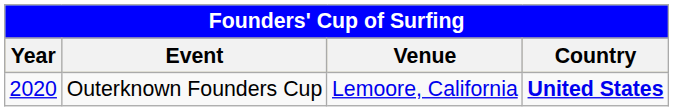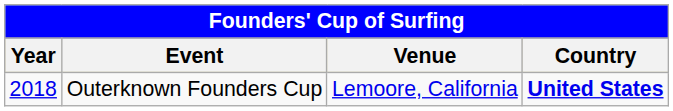(33, 88) 2020 -> (33, 88) 2018
